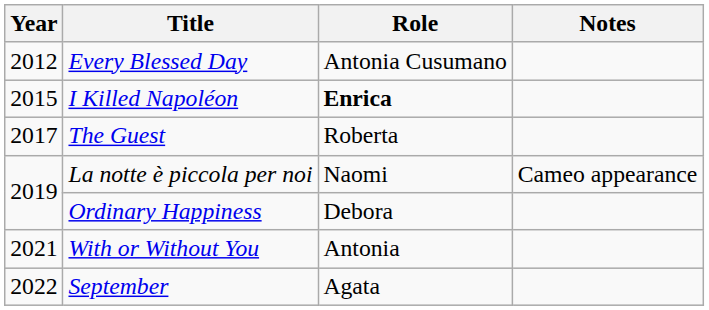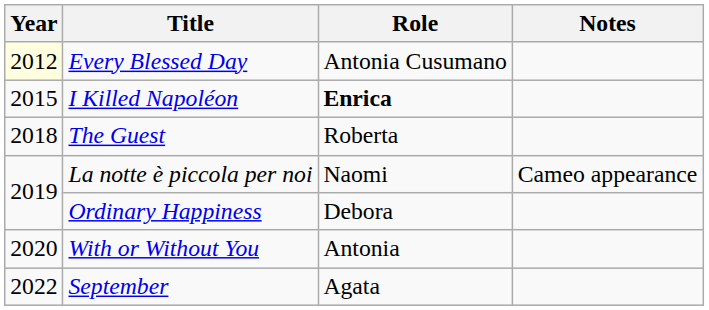(34, 60) no background -> (34, 60) lightyellow background
(34, 135) 2017 -> (34, 135) 2018
(34, 248) 2021 -> (34, 248) 2020
